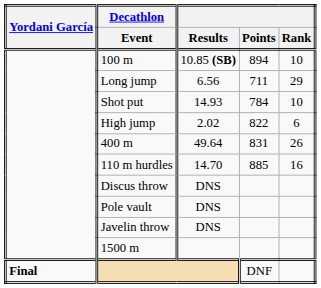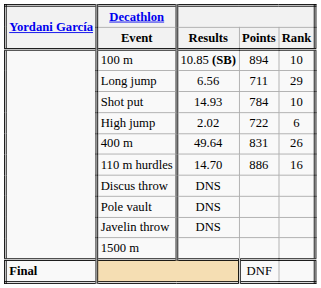(259, 123) 822 -> (259, 123) 722
(259, 165) 885 -> (259, 165) 886
